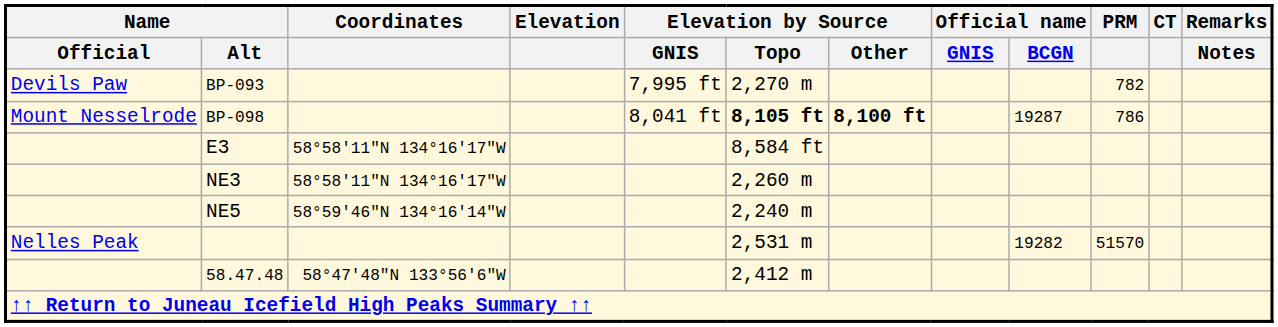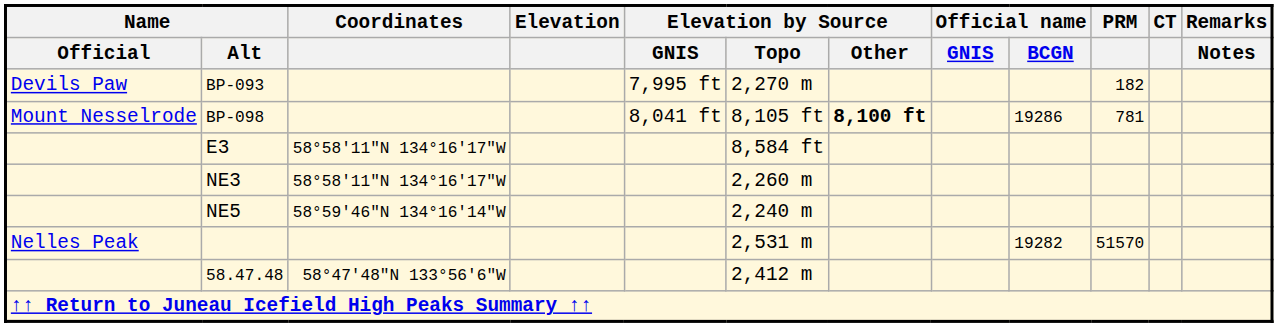(1130, 86) 782 -> (1130, 86) 182
(778, 117) bold -> (778, 117) normal
(1039, 117) 19287 -> (1039, 117) 19286
(1130, 117) 786 -> (1130, 117) 781
